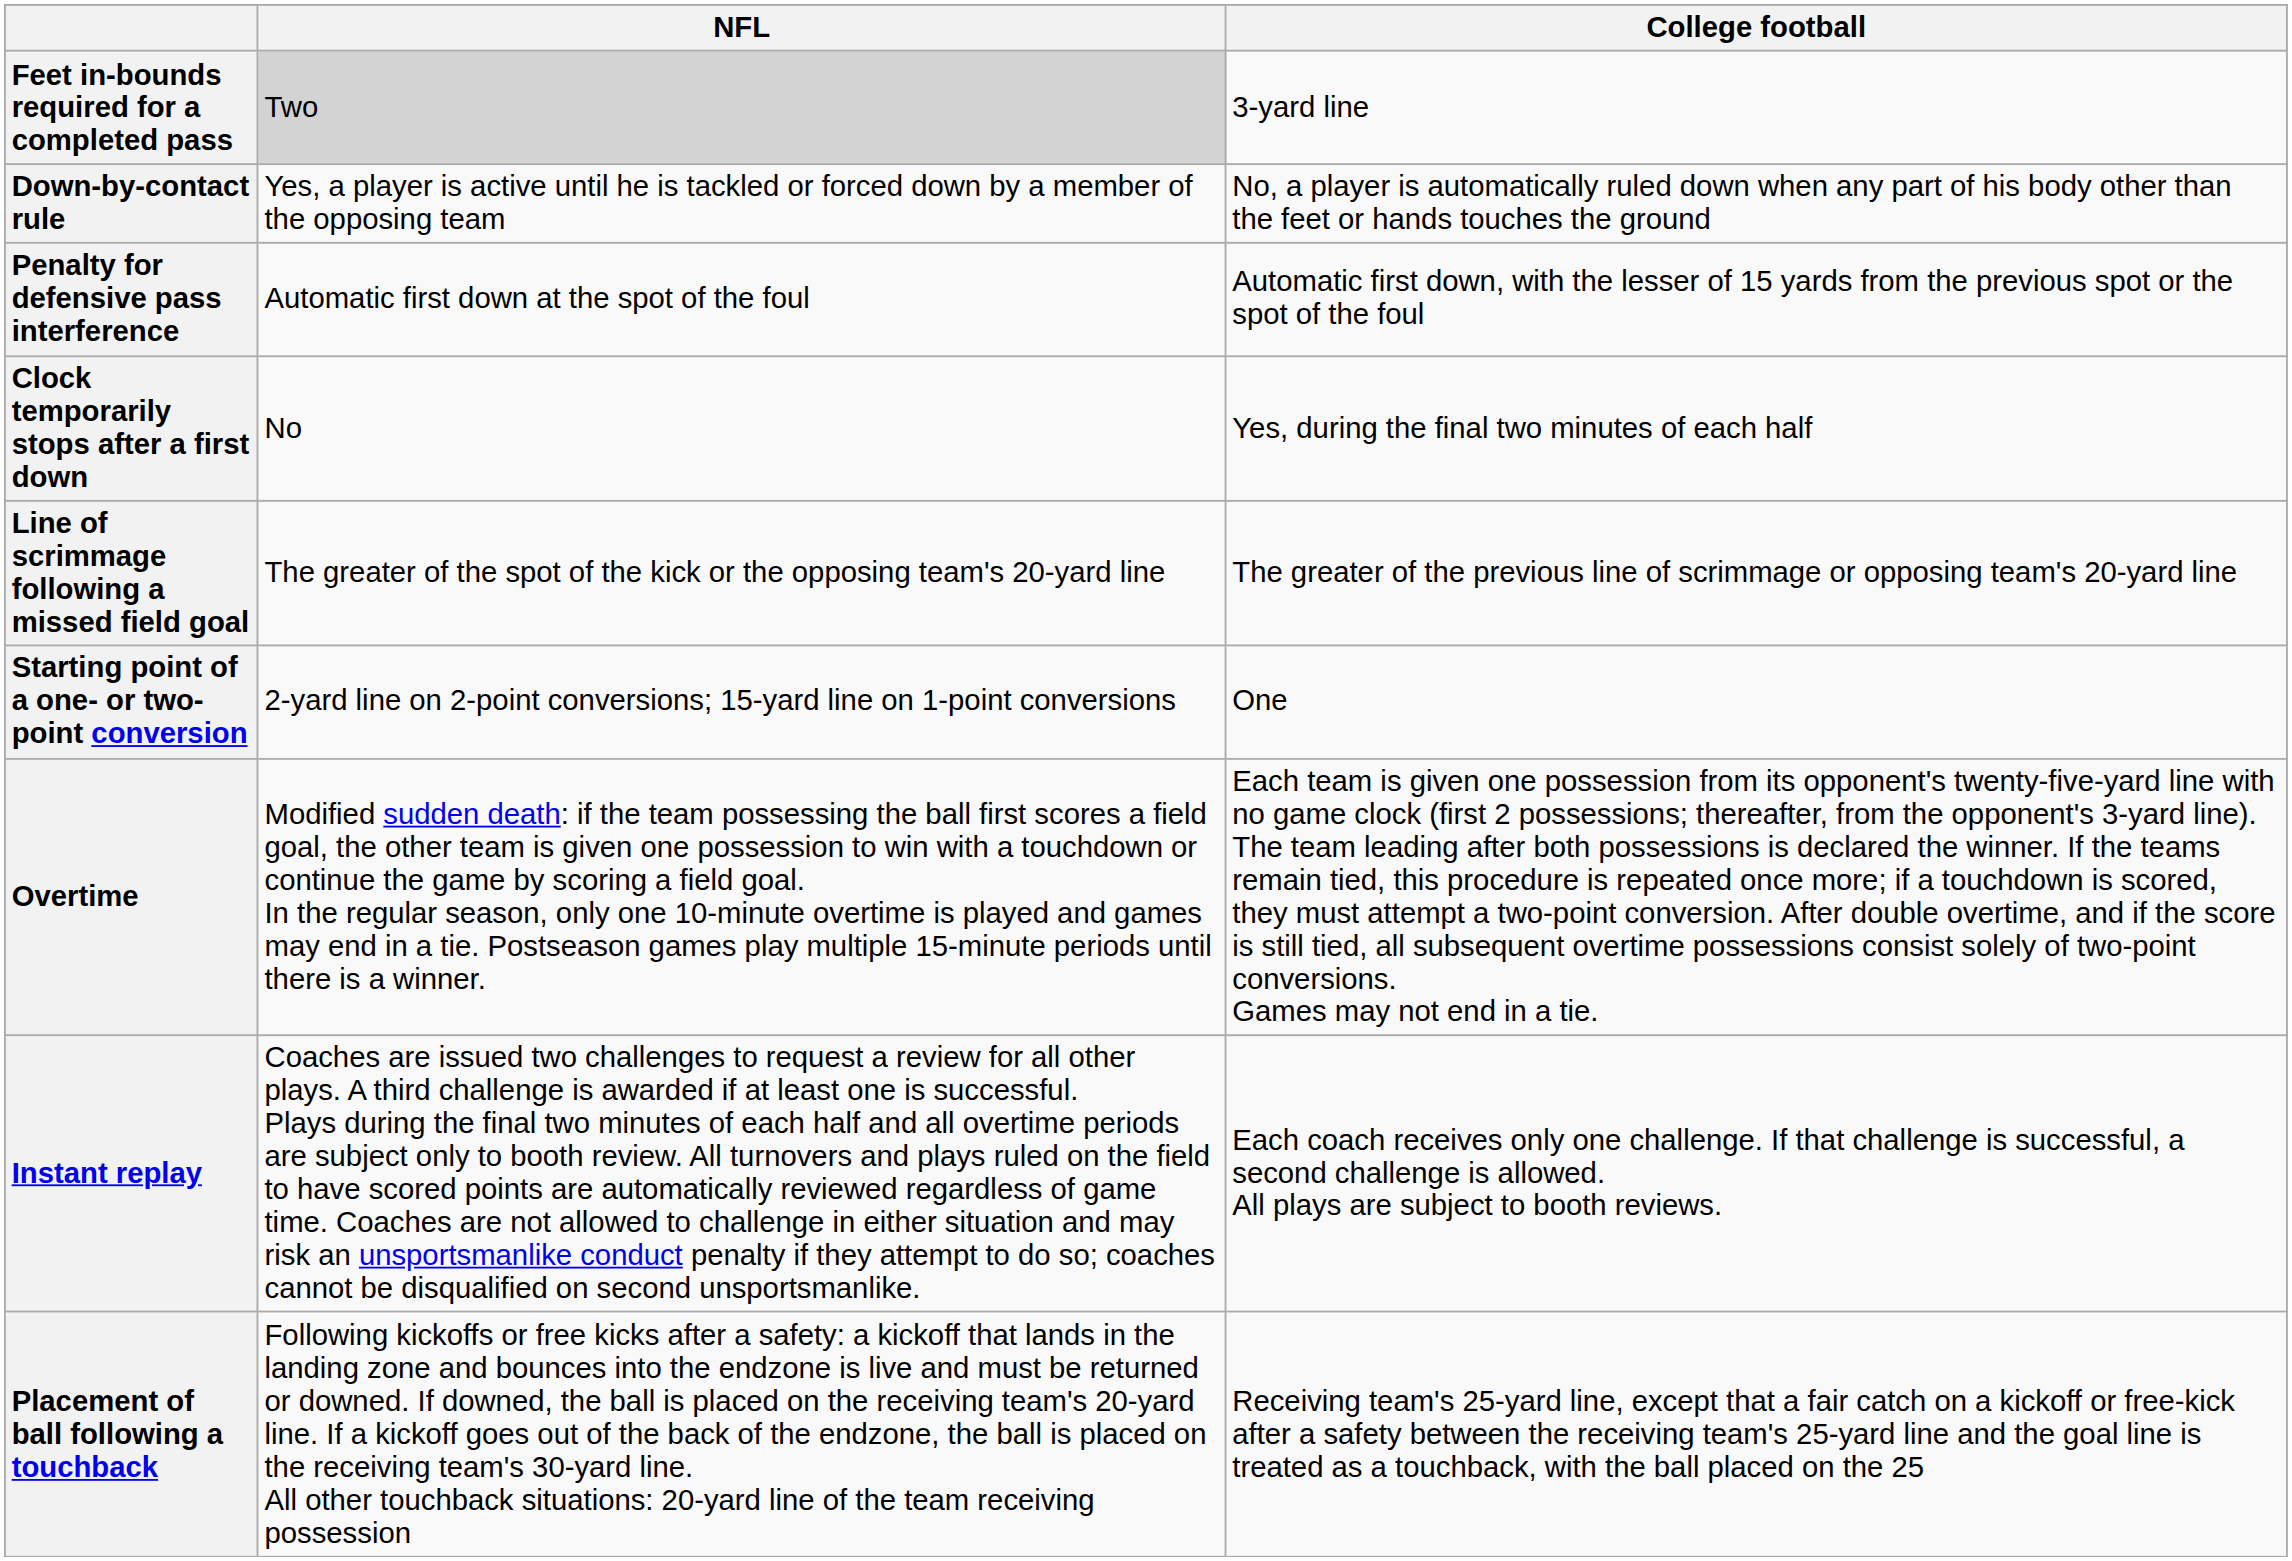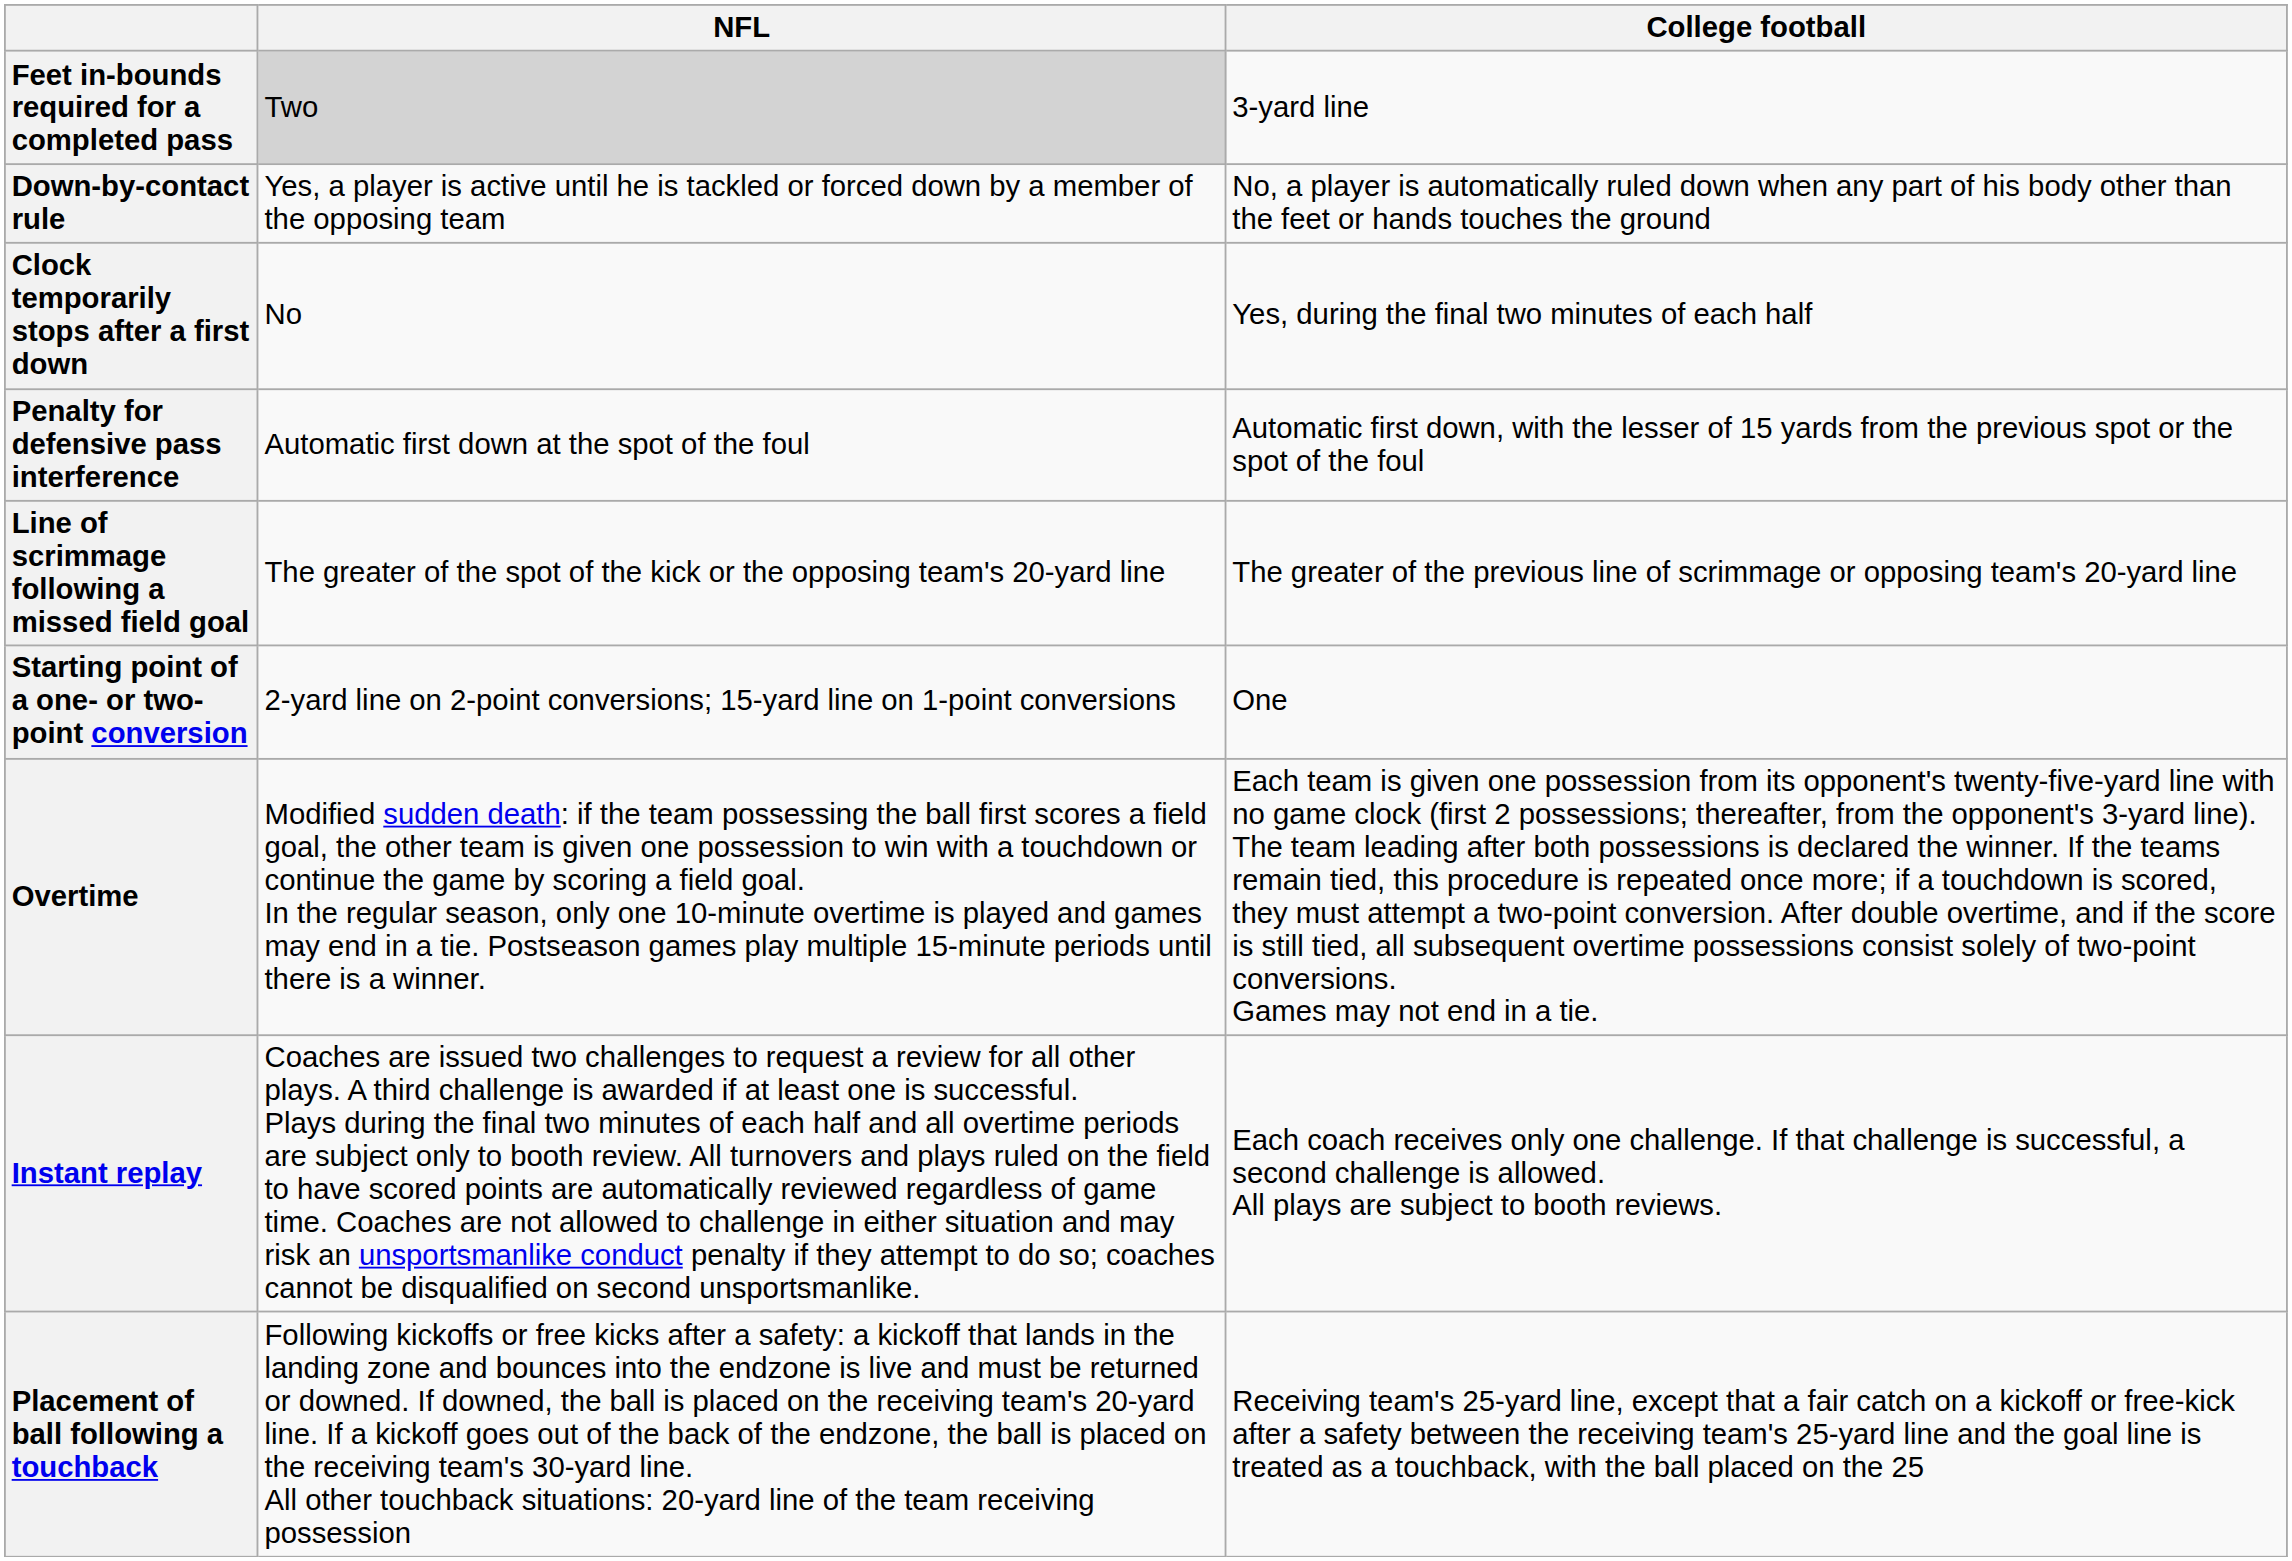rows swapped: (117, 298) <-> (130, 427)
